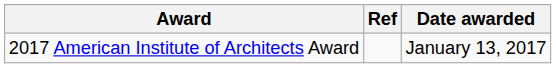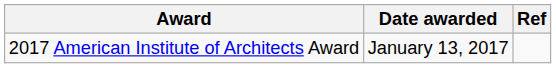columns swapped: (476, 18) <-> (382, 18)
